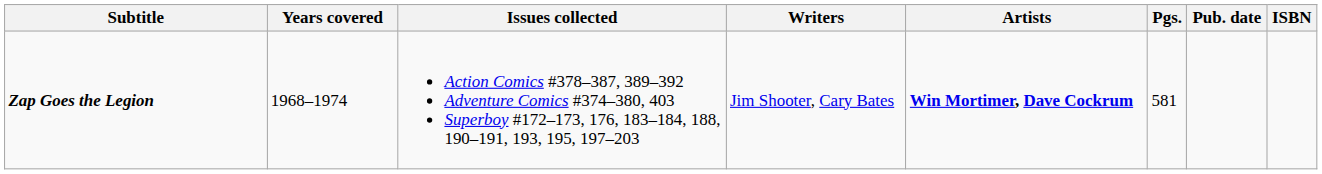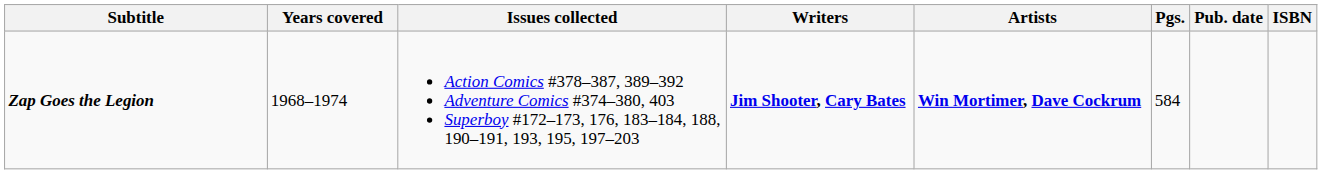(812, 99) normal -> (818, 99) bold
(1164, 99) 581 -> (1168, 99) 584
